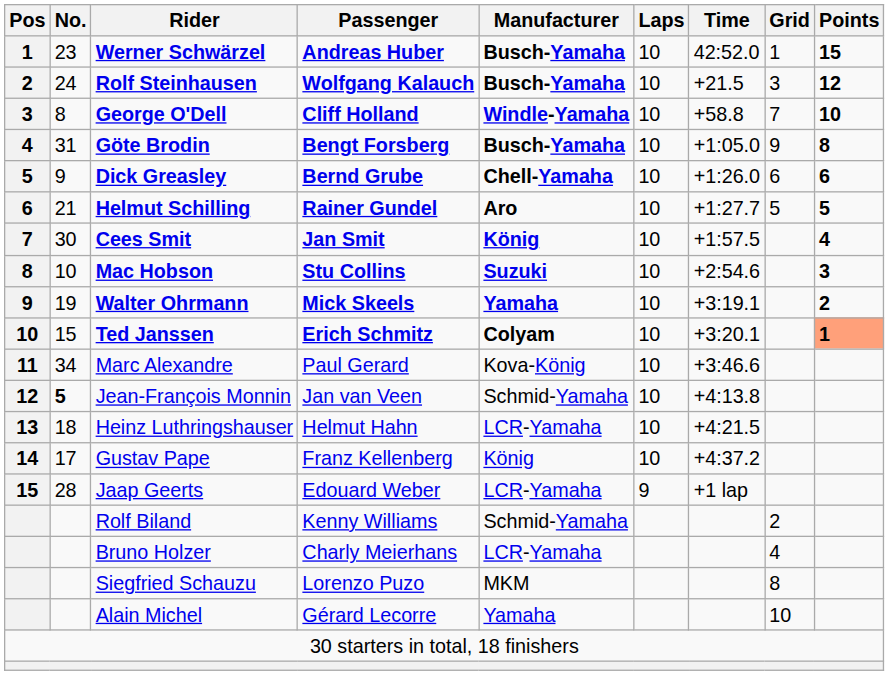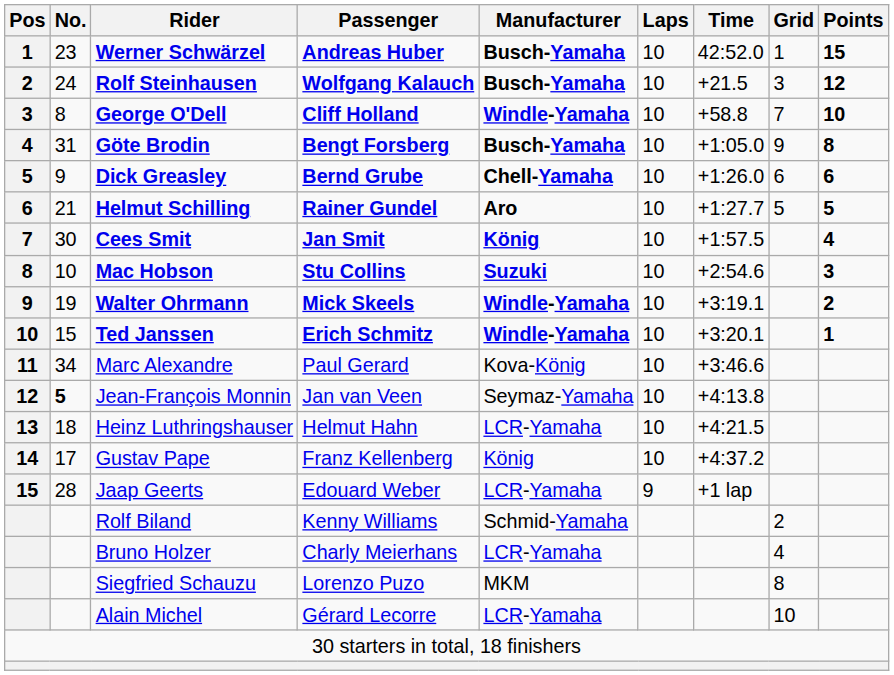(521, 302) Yamaha -> (556, 302) Windle-Yamaha
(519, 333) Colyam -> (556, 333) Windle-Yamaha
(825, 333) lightsalmon background -> (829, 333) no background
(556, 396) Schmid-Yamaha -> (558, 396) Seymaz-Yamaha
(519, 615) Yamaha -> (543, 615) LCR-Yamaha
